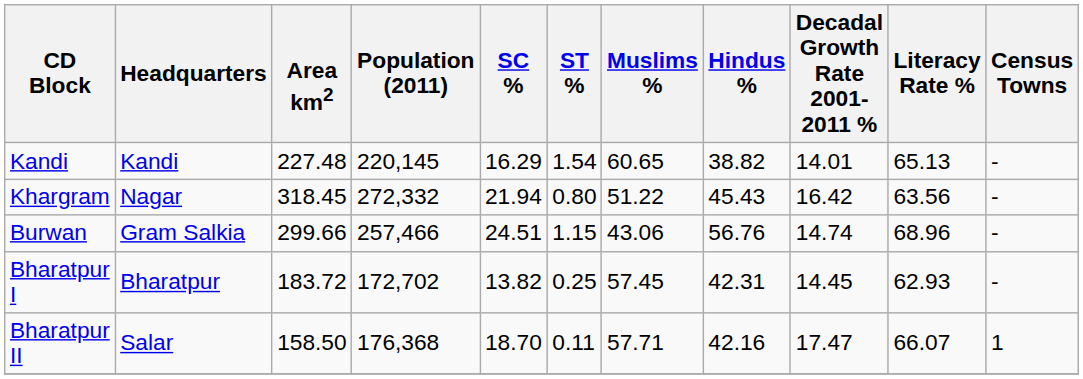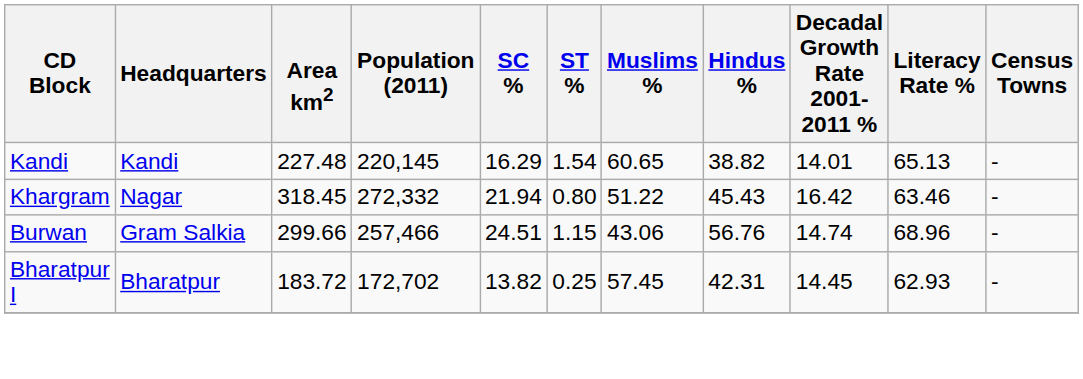(922, 196) 63.56 -> (922, 196) 63.46
- row: (60, 343)
